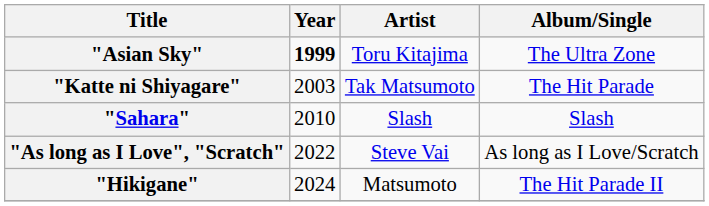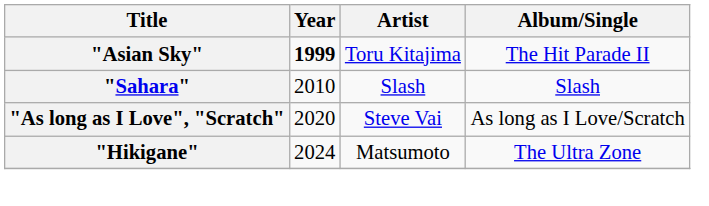(591, 53) The Ultra Zone -> (578, 53) The Hit Parade II
- row: (147, 86)
(315, 151) 2022 -> (315, 119) 2020
(591, 184) The Hit Parade II -> (578, 151) The Ultra Zone
